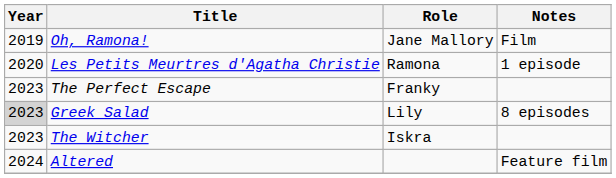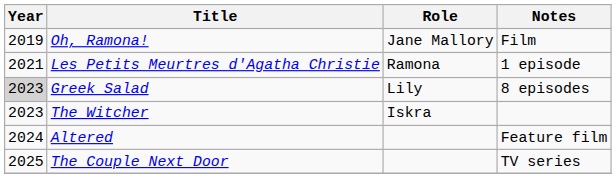(26, 65) 2020 -> (26, 65) 2021
- row: (131, 89)
+ row: (140, 162)
